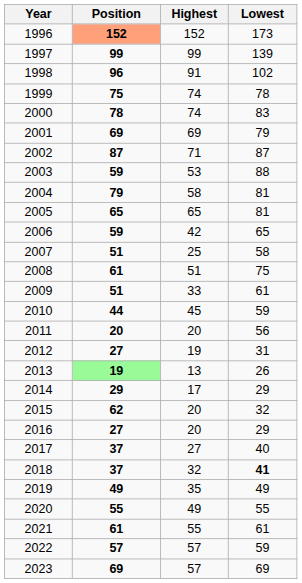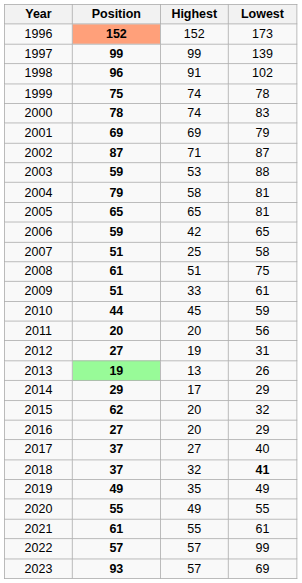(262, 548) 59 -> (262, 548) 99
(116, 568) 69 -> (116, 568) 93
